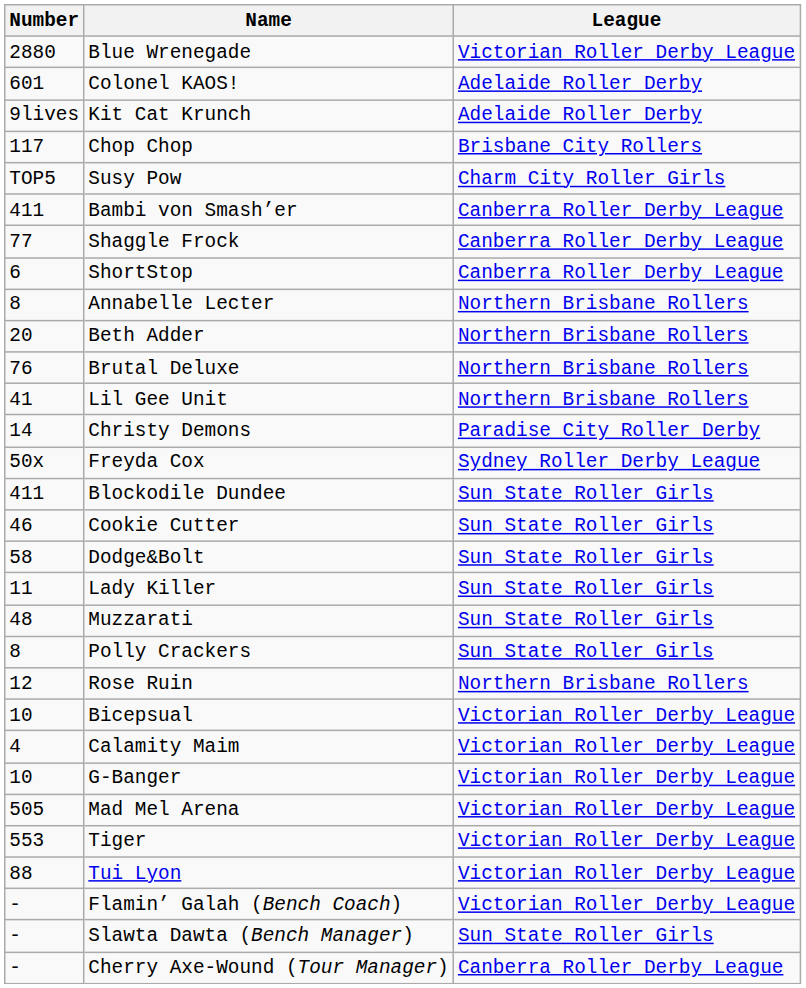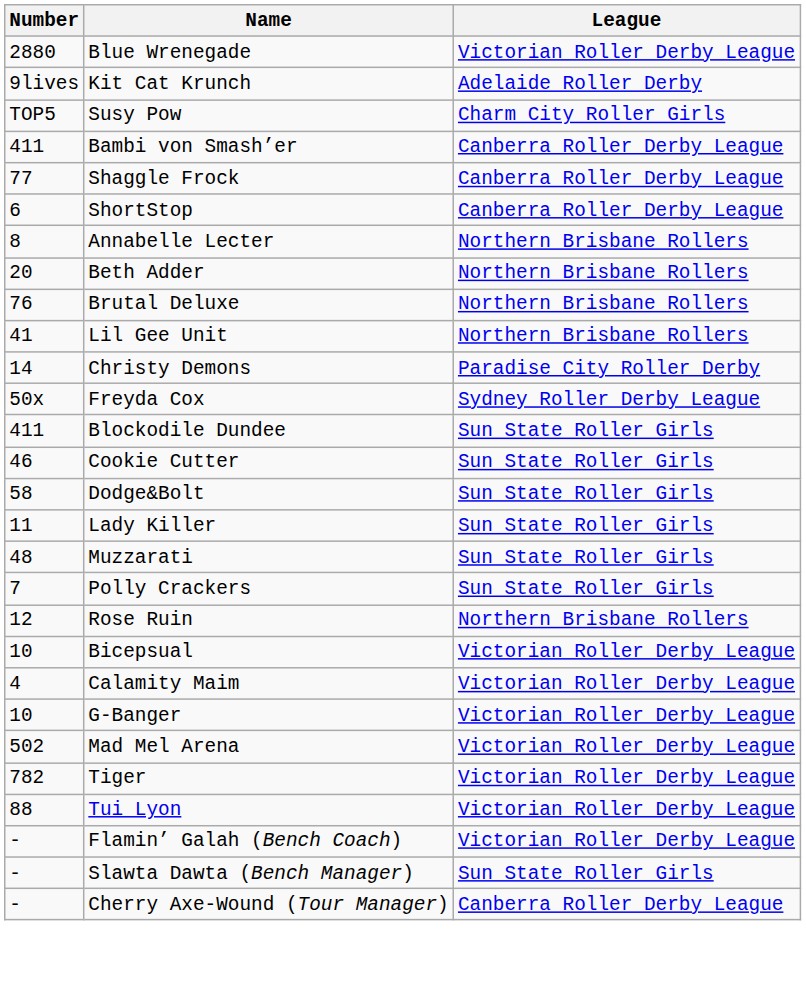- row: (164, 84)
- row: (141, 147)
(15, 652) 8 -> (15, 589) 7
(27, 810) 505 -> (27, 747) 502
(27, 841) 553 -> (27, 778) 782
